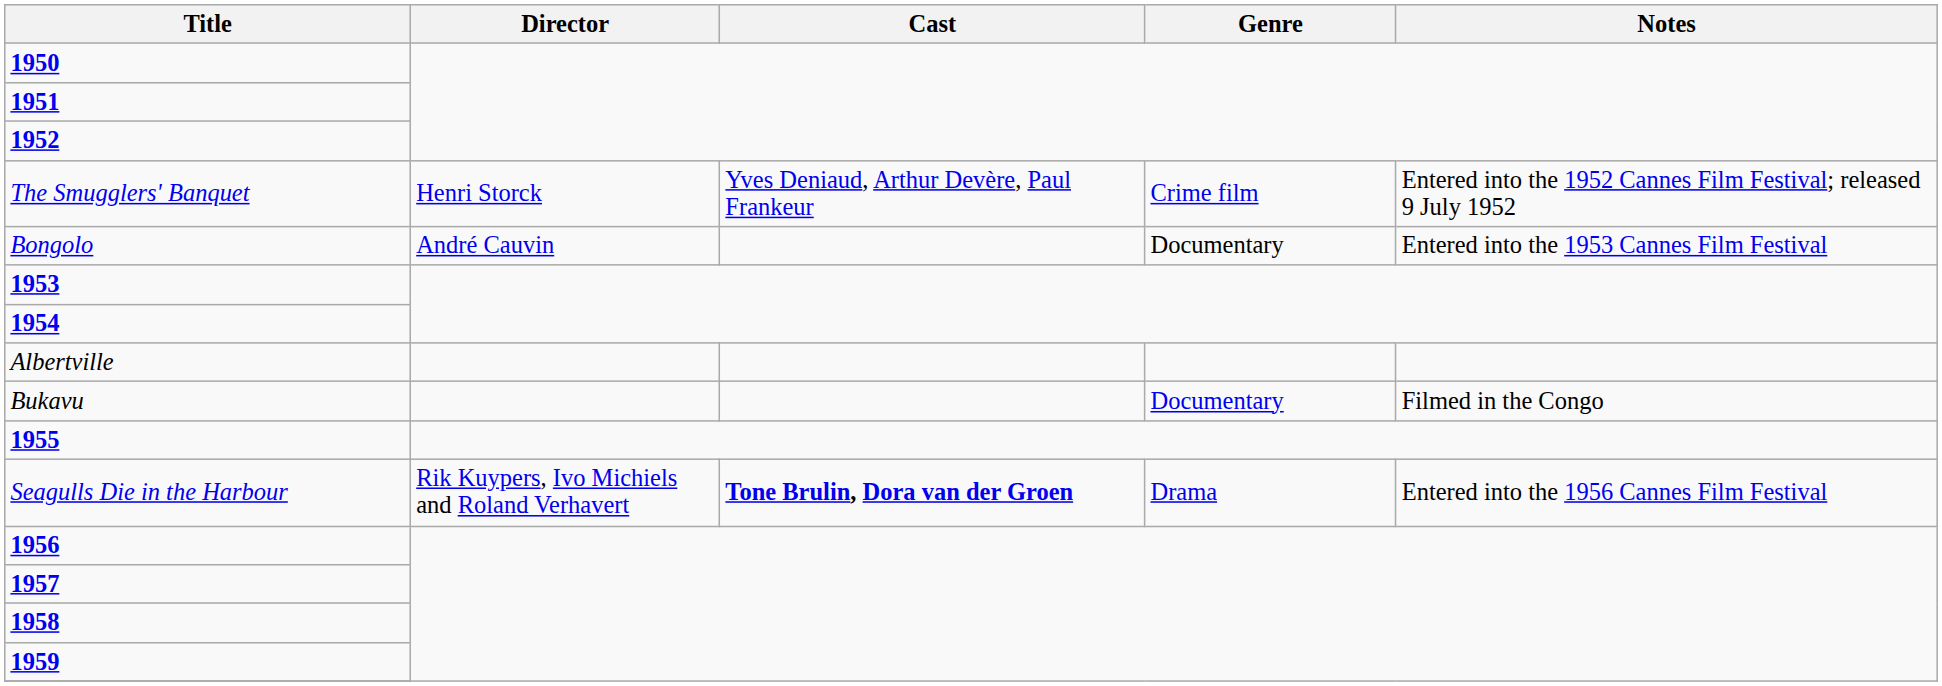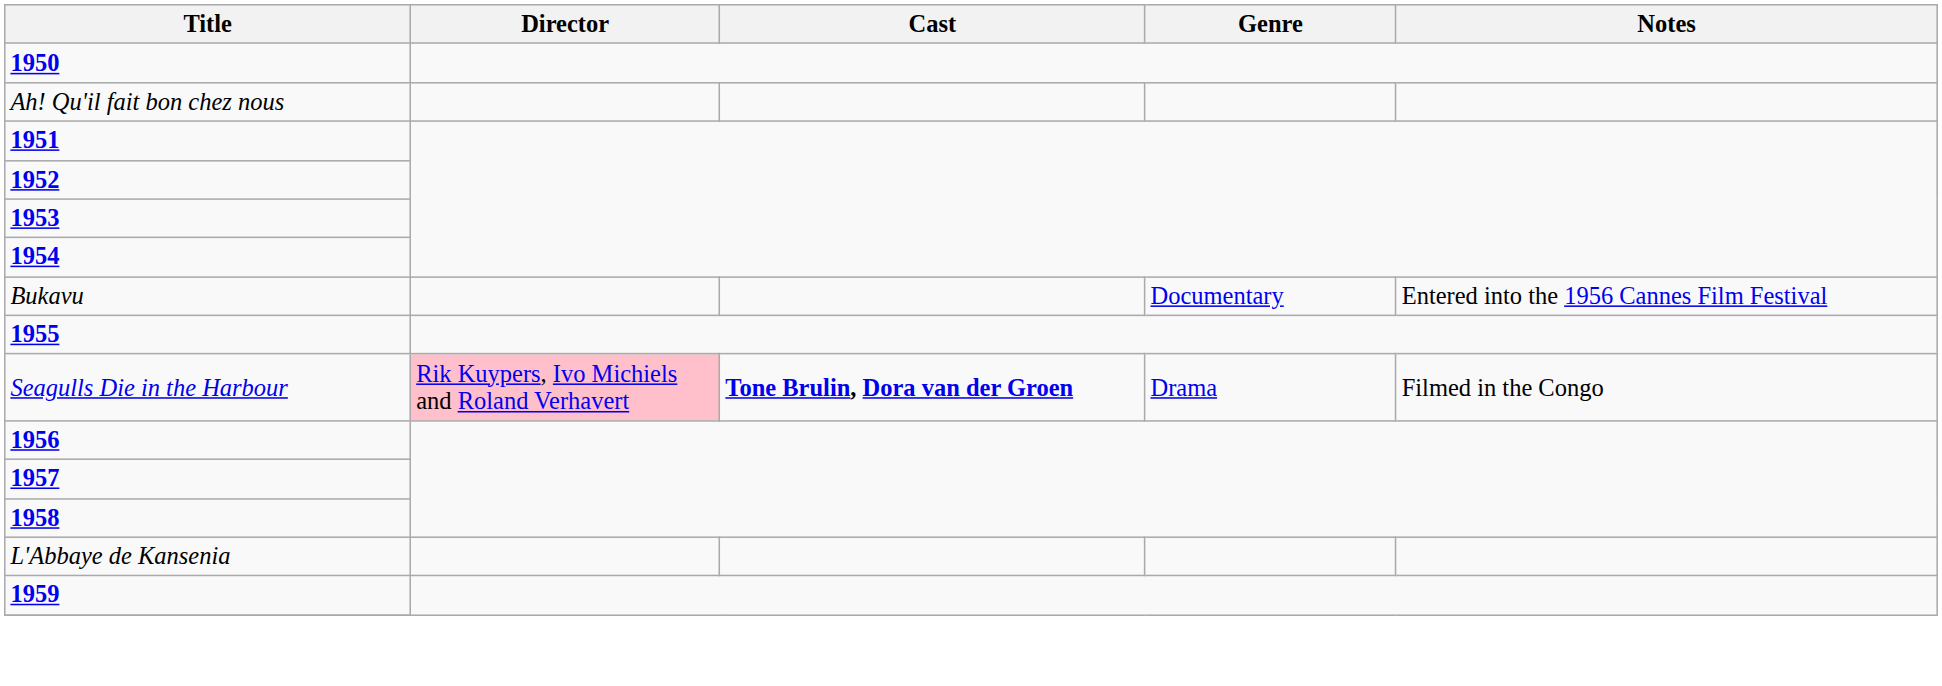+ row: (147, 101)
- row: (130, 192)
- row: (52, 245)
- row: (62, 362)
(1503, 400) Filmed in the Congo -> (1615, 295) Entered into the 1956 Cannes Film Festival
(547, 492) no background -> (547, 387) pink background
(1615, 492) Entered into the 1956 Cannes Film Festival -> (1503, 387) Filmed in the Congo
+ row: (120, 556)
